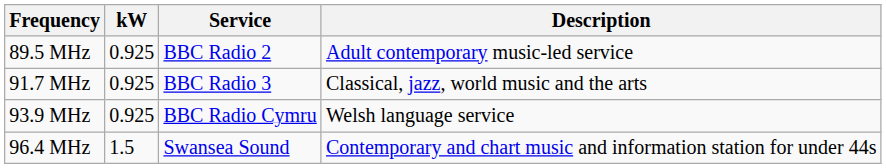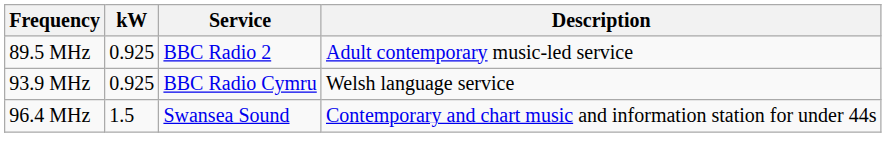- row: (50, 83)
